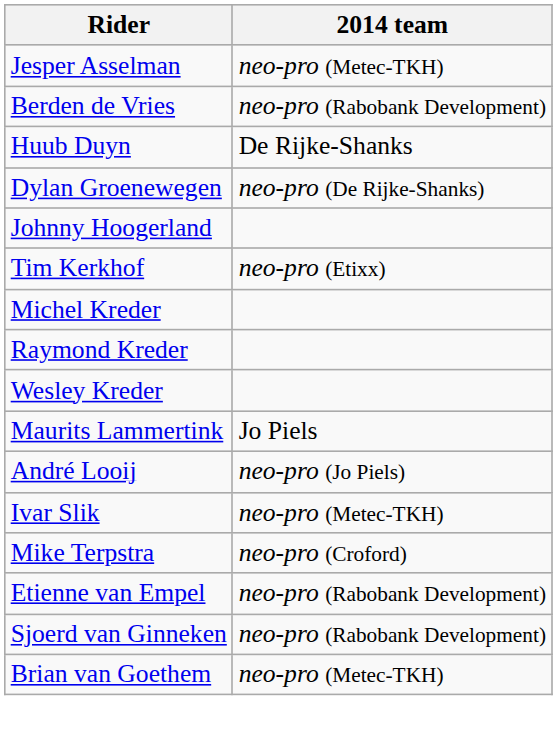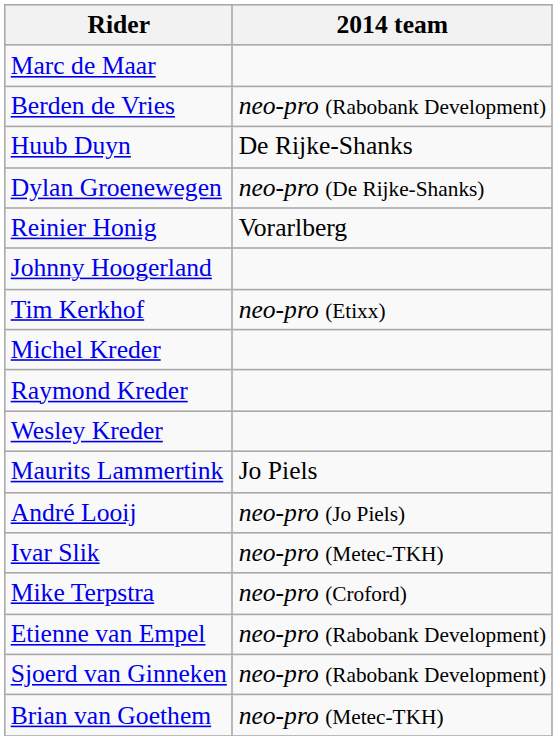- row: (96, 65)
+ row: (83, 65)
+ row: (84, 227)
